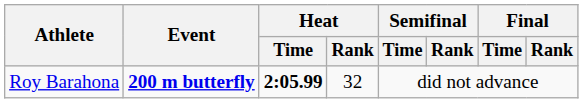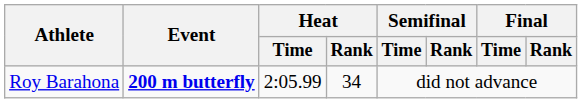(293, 82) bold -> (293, 82) normal
(353, 82) 32 -> (352, 82) 34
